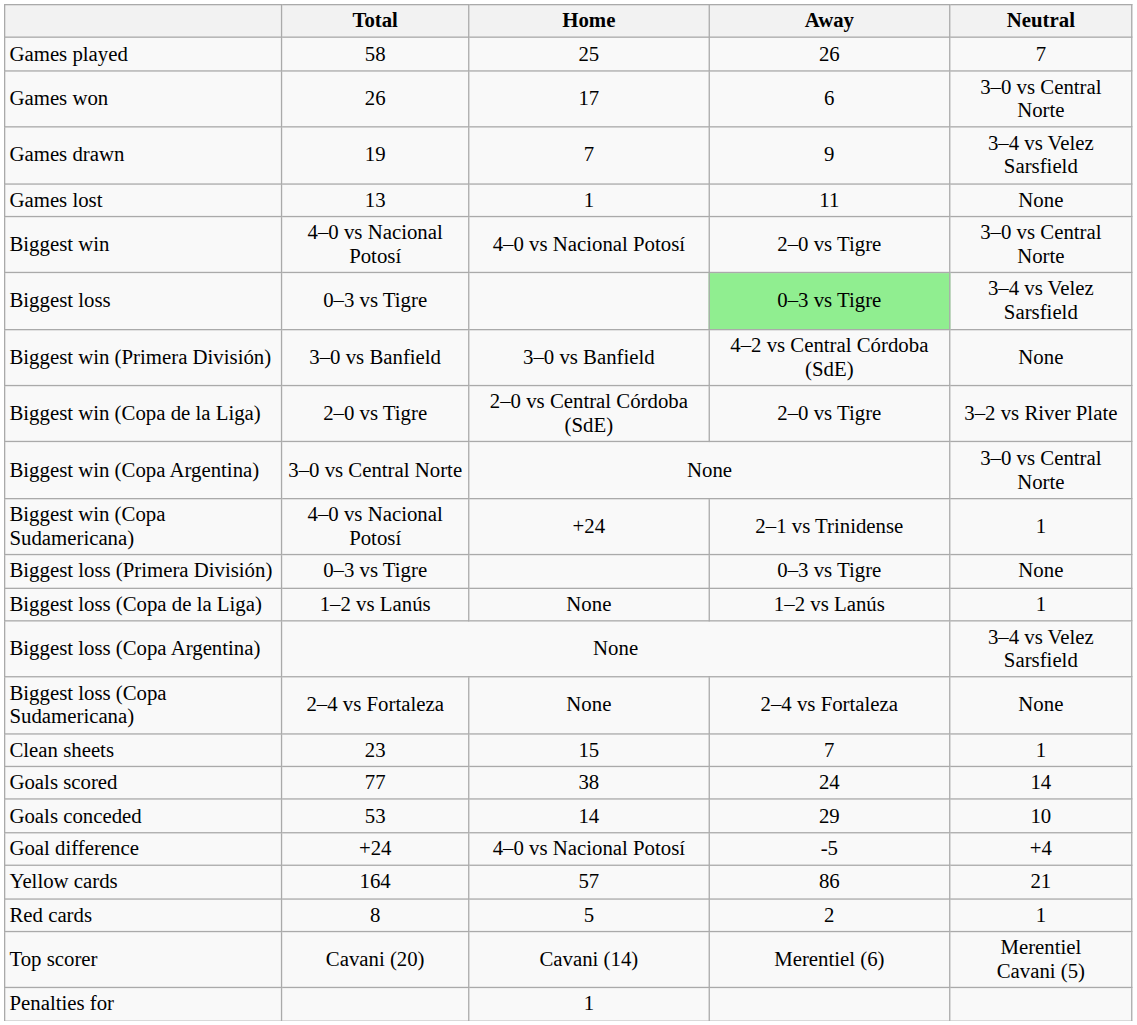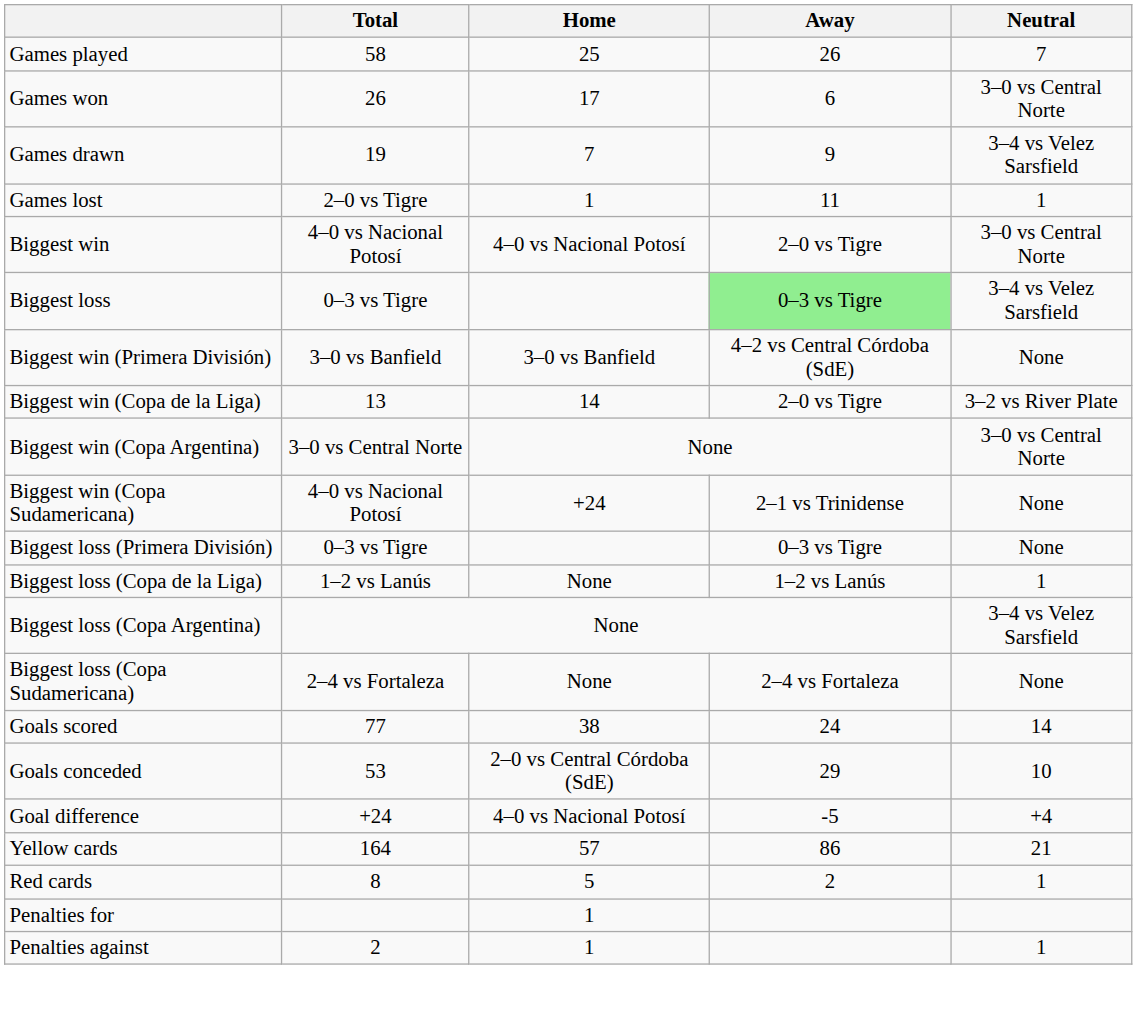(375, 199) 13 -> (375, 199) 2–0 vs Tigre
(1041, 199) None -> (1041, 199) 1
(375, 413) 2–0 vs Tigre -> (375, 401) 13
(589, 413) 2–0 vs Central Córdoba (SdE) -> (589, 401) 14
(1041, 526) 1 -> (1041, 502) None
- row: (62, 749)
(589, 815) 14 -> (589, 771) 2–0 vs Central Córdoba (SdE)
- row: (53, 959)
+ row: (79, 947)
